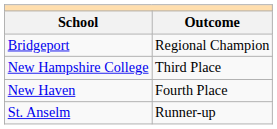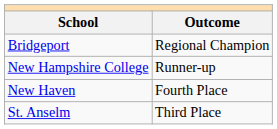(188, 67) Third Place -> (185, 67) Runner-up
(185, 112) Runner-up -> (188, 112) Third Place
